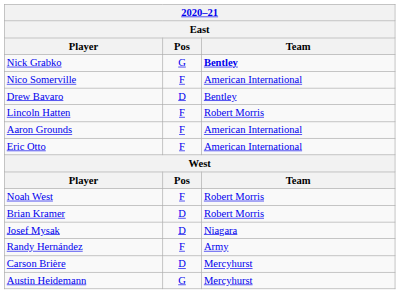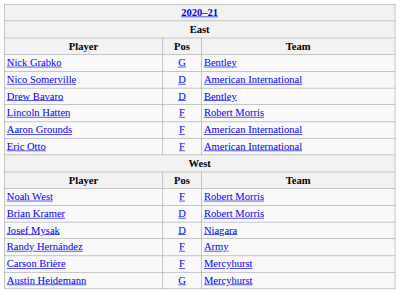(221, 63) bold -> (220, 63) normal
(182, 79) F -> (182, 79) D
(182, 264) D -> (182, 264) F
